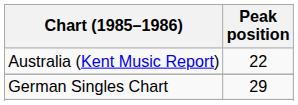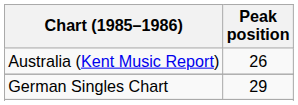(258, 61) 22 -> (258, 61) 26
